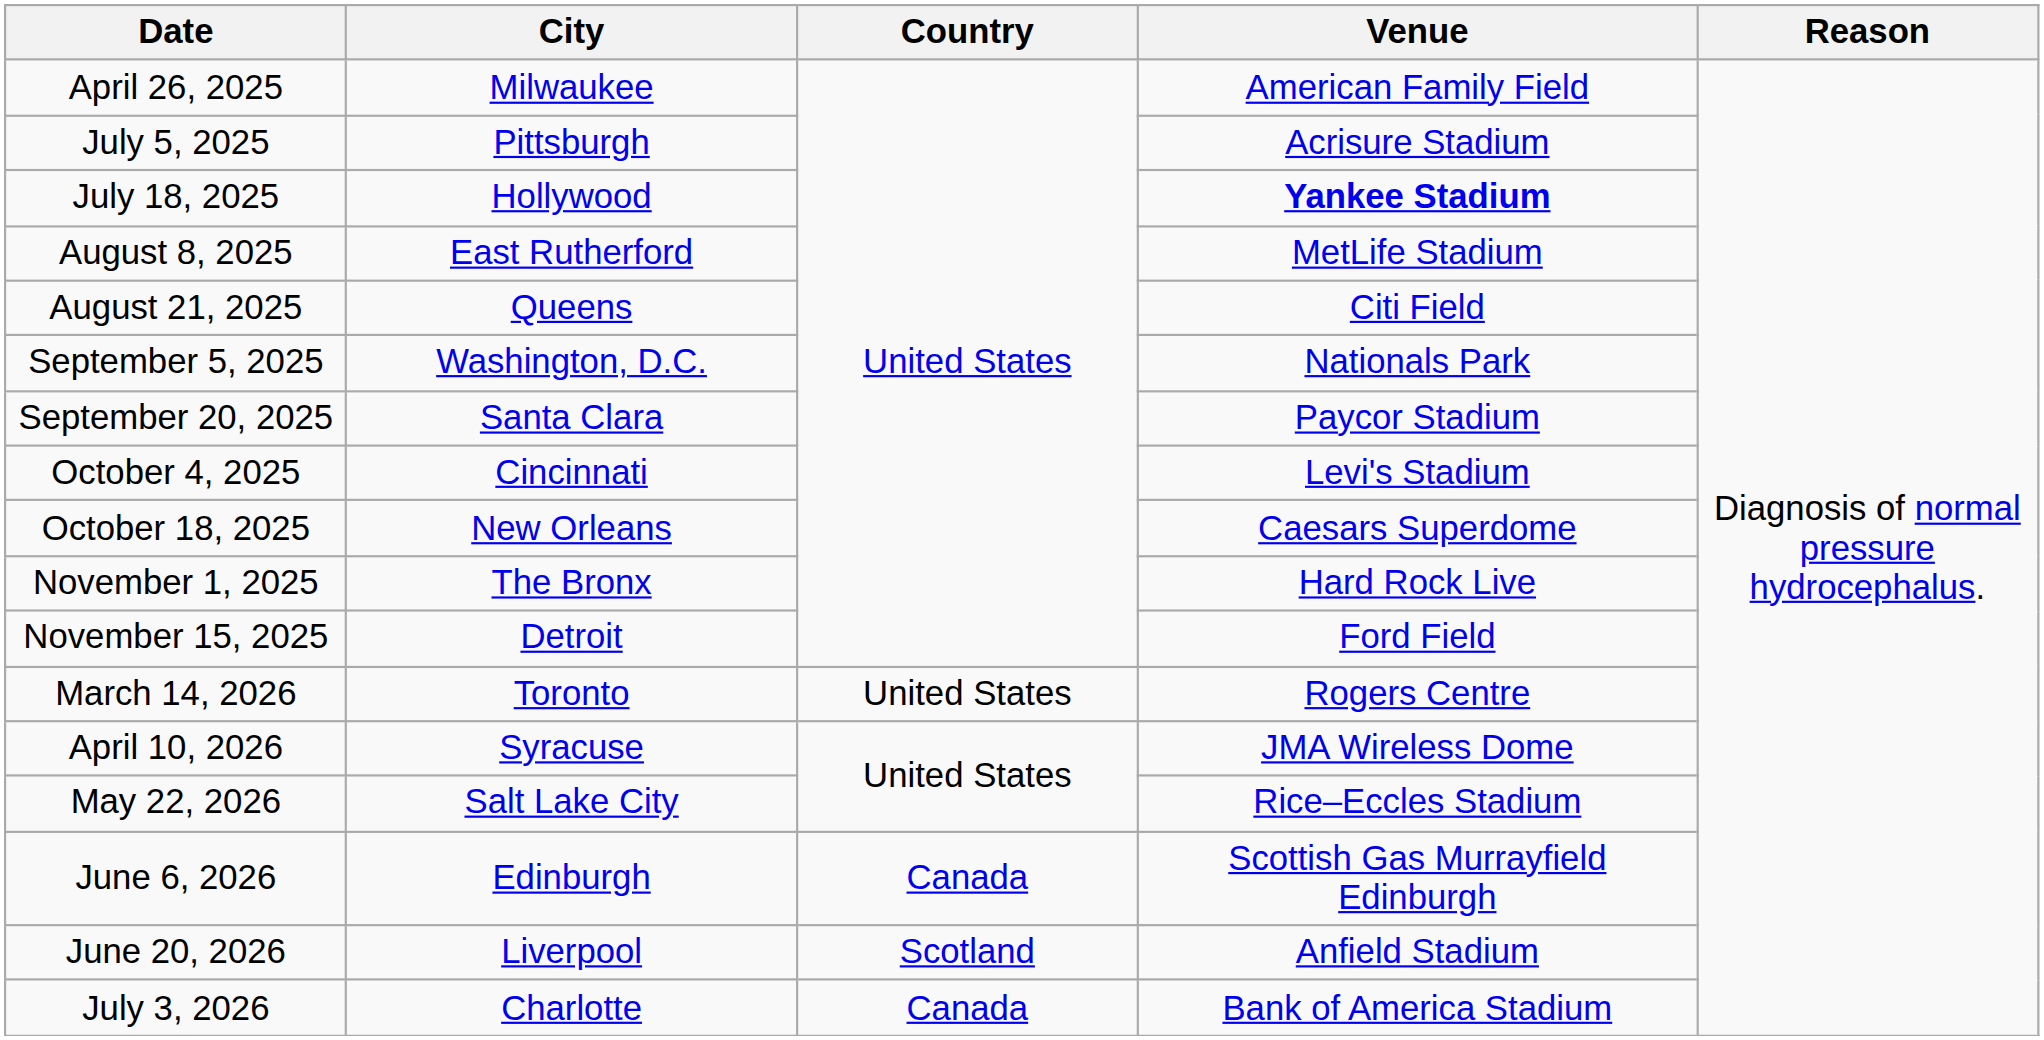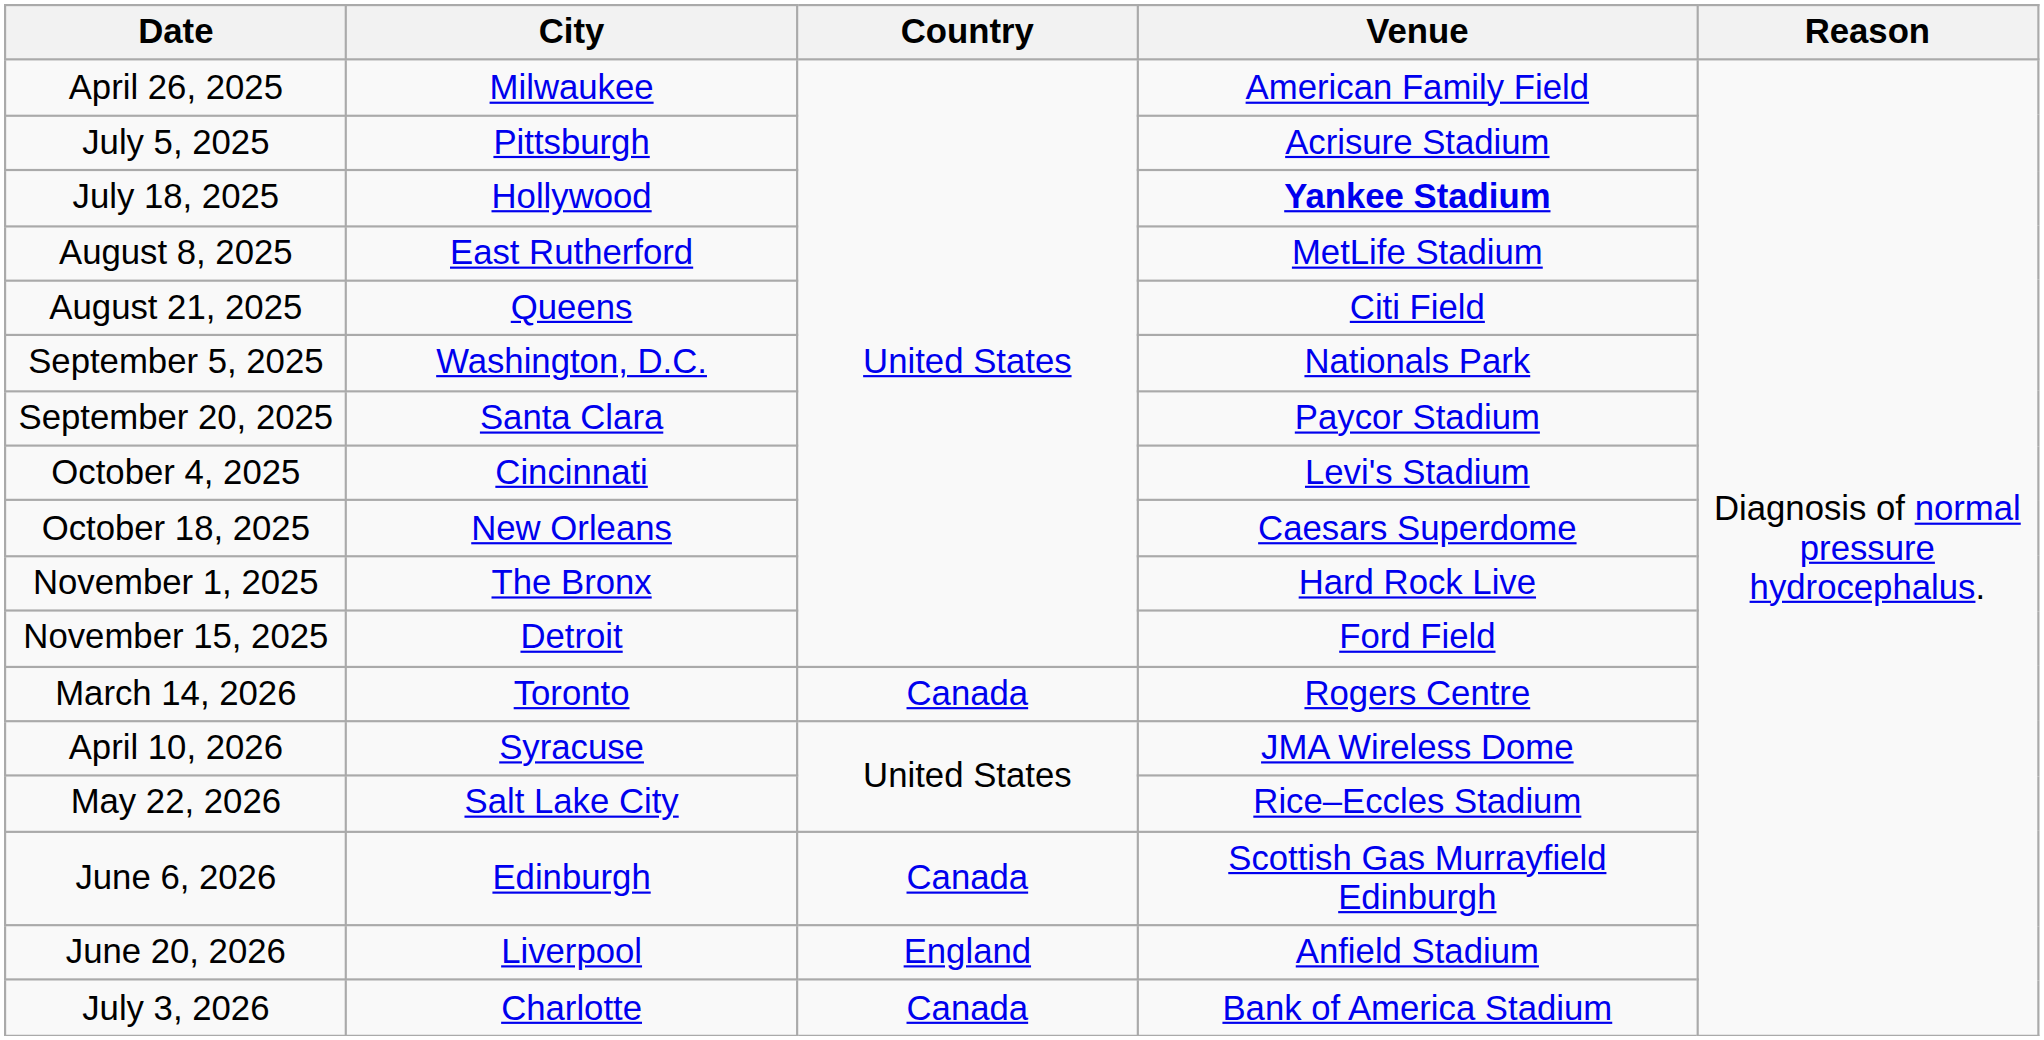(967, 692) United States -> (967, 692) Canada
(967, 952) Scotland -> (967, 952) England
